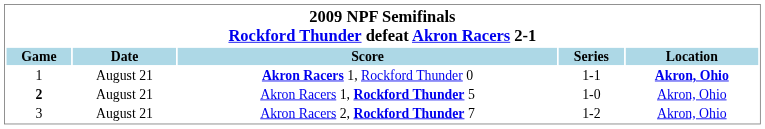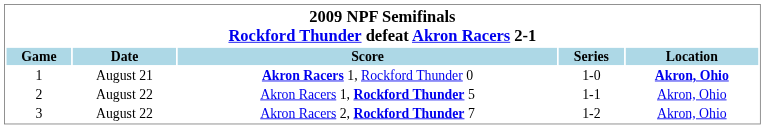(591, 75) 1-1 -> (591, 75) 1-0
(39, 94) bold -> (39, 94) normal
(124, 94) August 21 -> (124, 94) August 22
(591, 94) 1-0 -> (591, 94) 1-1
(124, 113) August 21 -> (124, 113) August 22
